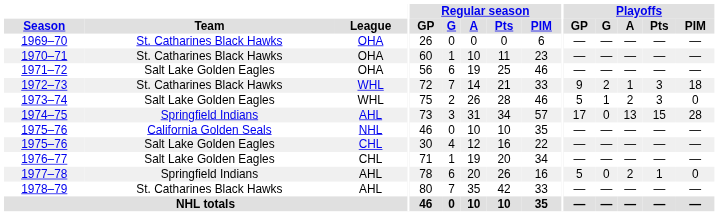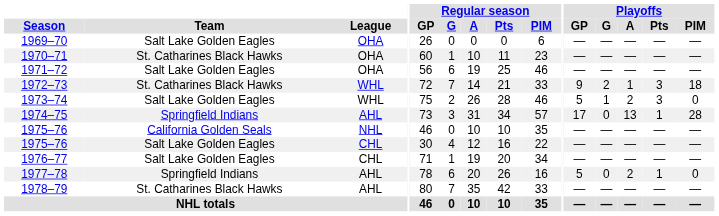(209, 41) St. Catharines Black Hawks -> (209, 41) Salt Lake Golden Eagles
(659, 115) 15 -> (659, 115) 1
